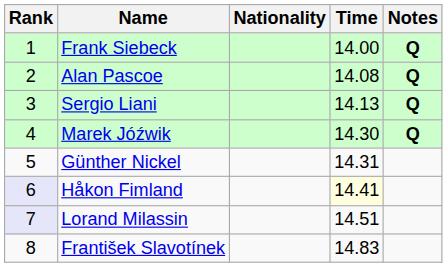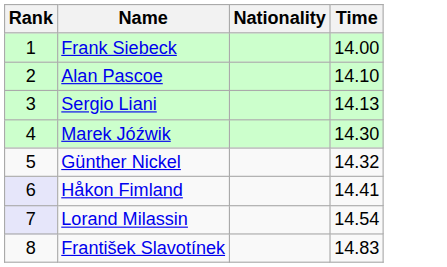- column: (413, 18)
(357, 76) 14.08 -> (357, 76) 14.10
(357, 162) 14.31 -> (357, 162) 14.32
(357, 190) lightyellow background -> (357, 190) no background
(357, 219) 14.51 -> (357, 219) 14.54
